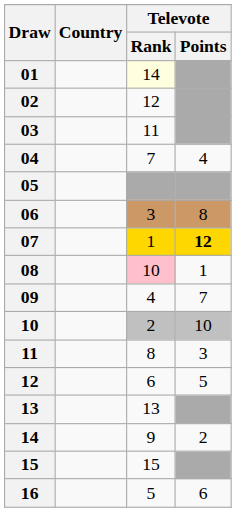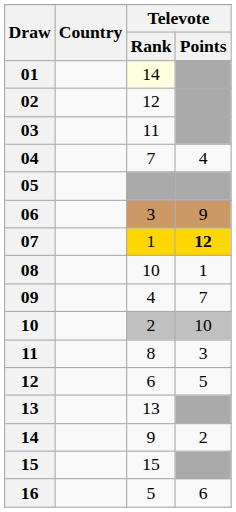(203, 213) 8 -> (203, 213) 9
(151, 269) pink background -> (151, 269) no background
